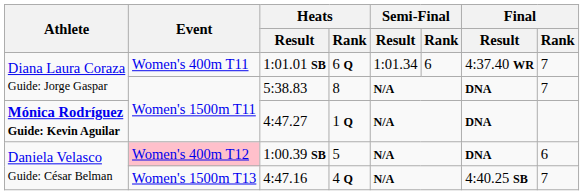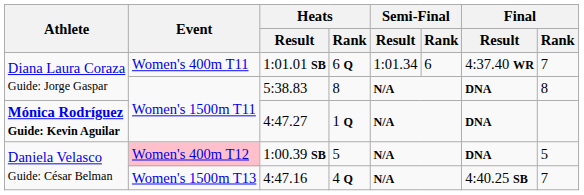(544, 88) 7 -> (544, 88) 8
(544, 154) 6 -> (544, 154) 5
